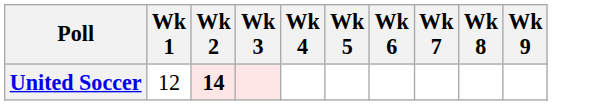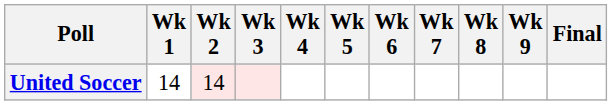+ column: (577, 34)
(169, 81) 12 -> (169, 81) 14
(214, 81) bold -> (214, 81) normal
